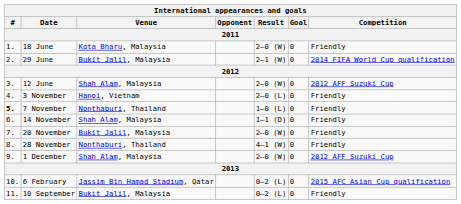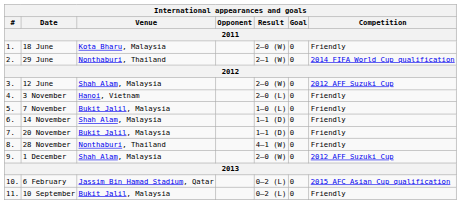(124, 59) Bukit Jalil, Malaysia -> (122, 59) Nonthaburi, Thailand
(10, 108) bold -> (10, 108) normal
(122, 108) Nonthaburi, Thailand -> (124, 108) Bukit Jalil, Malaysia
(271, 132) 2–0 (W) -> (271, 132) 1–1 (D)
